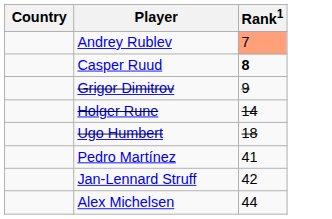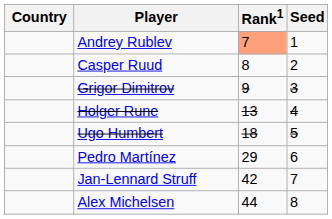+ column: (307, 17)
(246, 65) bold -> (246, 65) normal
(250, 111) 14 -> (250, 111) 13
(250, 156) 41 -> (250, 156) 29
